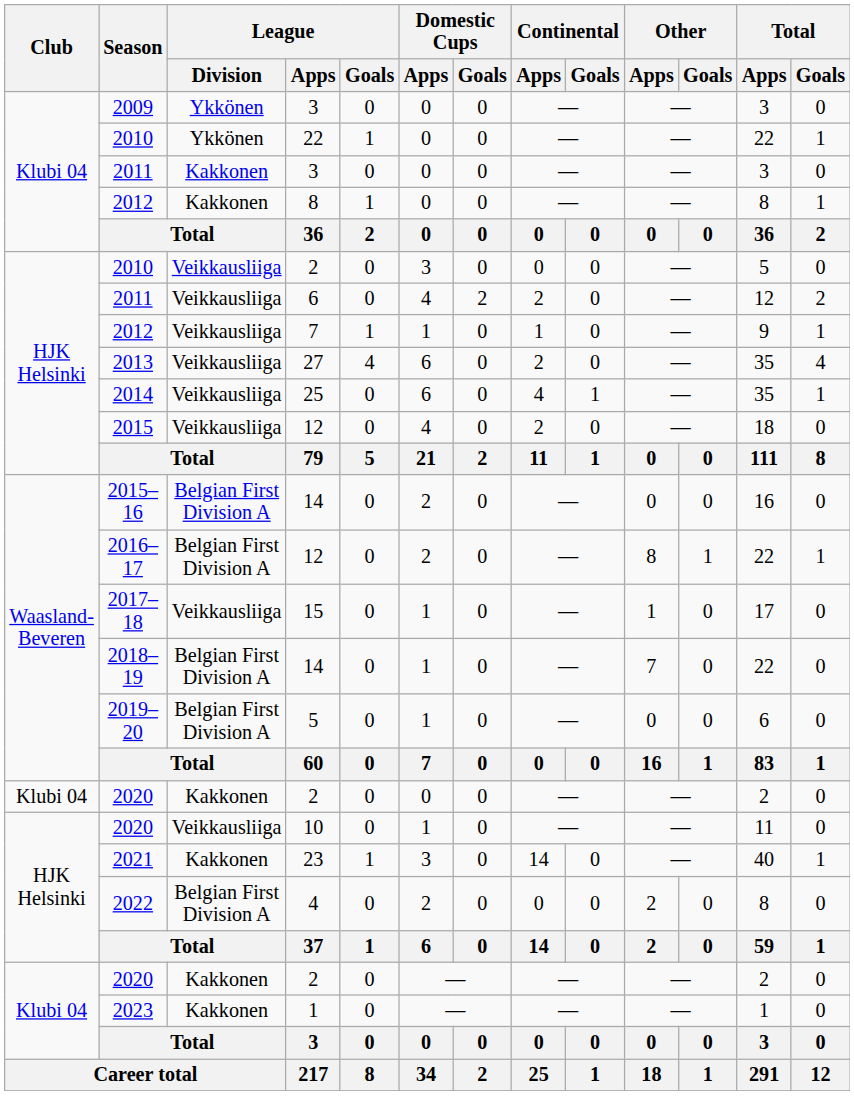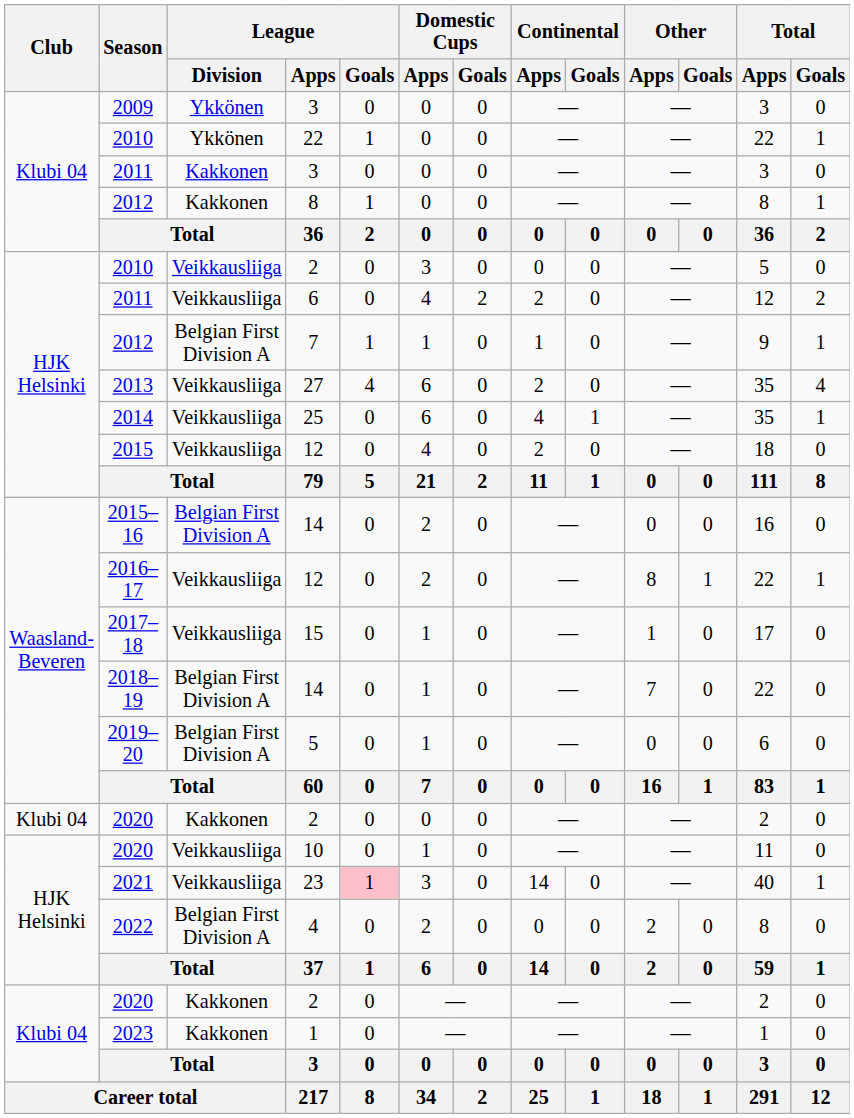(227, 330) Veikkausliiga -> (227, 342) Belgian First Division A
(227, 556) Belgian First Division A -> (227, 579) Veikkausliiga
(227, 859) Kakkonen -> (227, 882) Veikkausliiga
(370, 859) no background -> (370, 882) pink background
